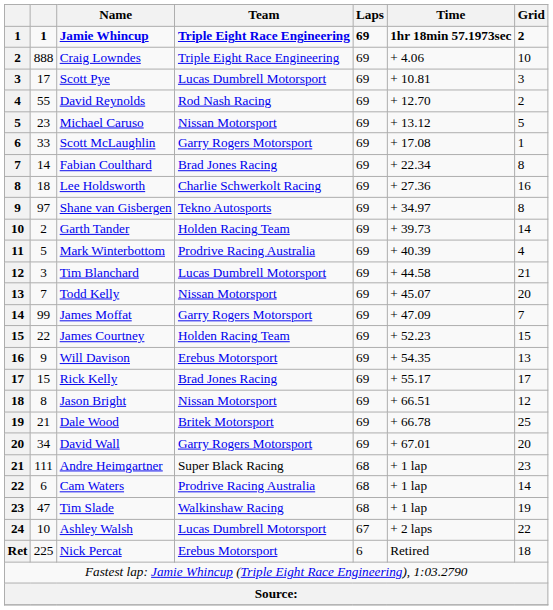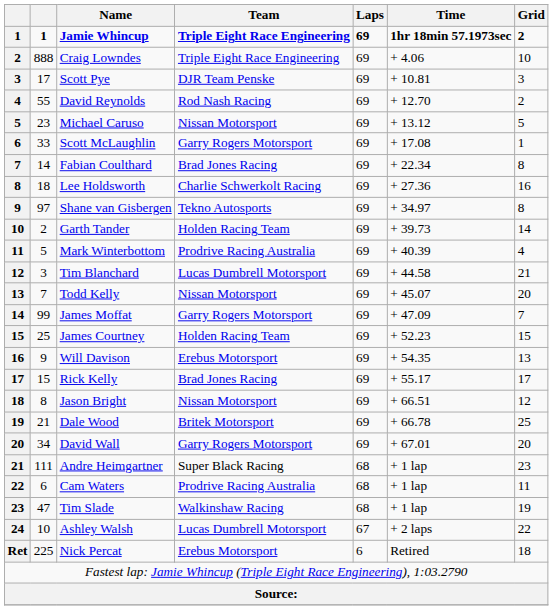(252, 79) Lucas Dumbrell Motorsport -> (226, 79) DJR Team Penske
(44, 336) 22 -> (44, 336) 25
(524, 486) 14 -> (524, 486) 11
